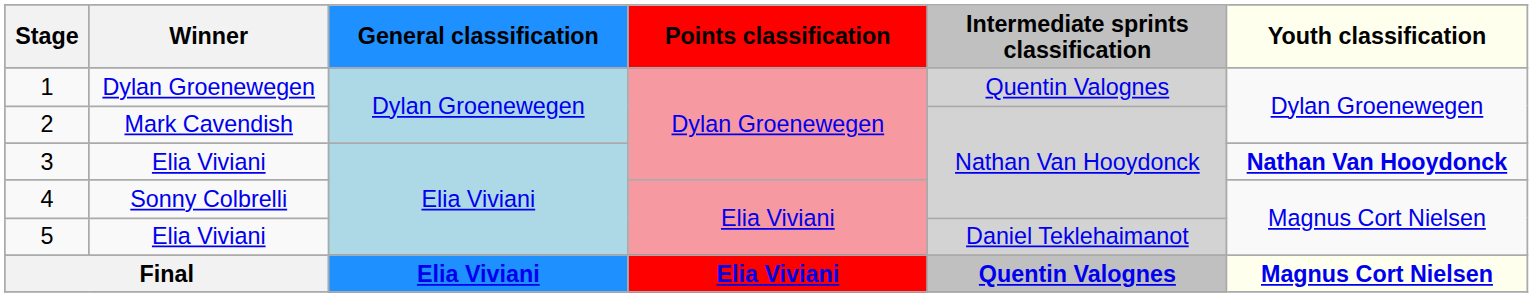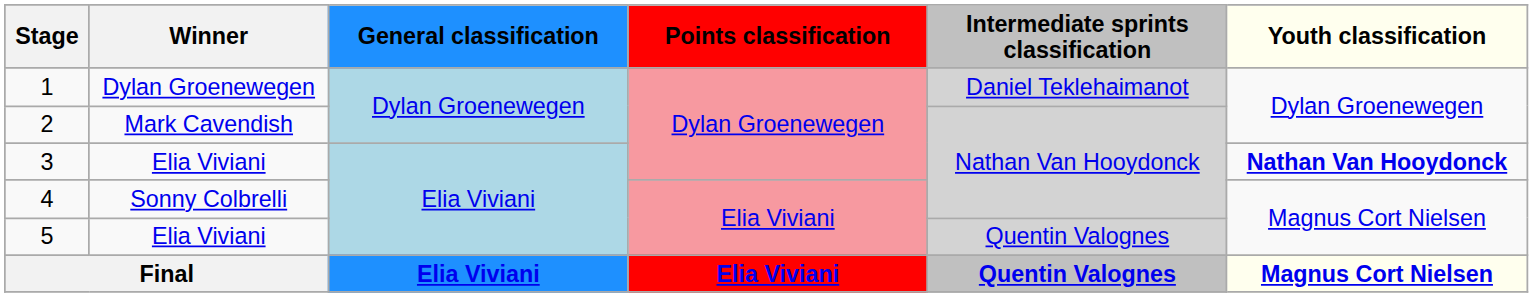(1077, 87) Quentin Valognes -> (1077, 87) Daniel Teklehaimanot
(1077, 237) Daniel Teklehaimanot -> (1077, 237) Quentin Valognes
